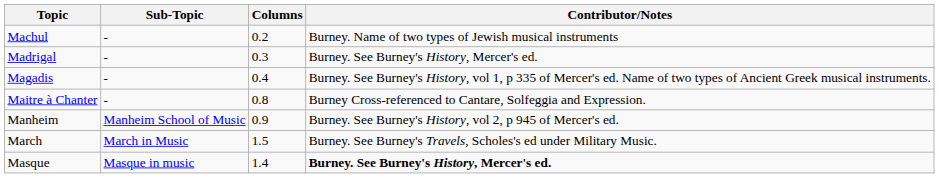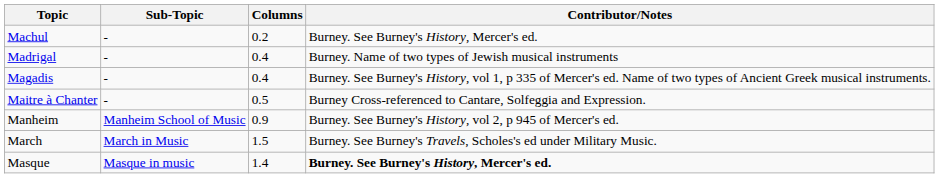(463, 36) Burney. Name of two types of Jewish musical instruments -> (423, 36) Burney. See Burney's History, Mercer's ed.
(260, 57) 0.3 -> (260, 57) 0.4
(423, 57) Burney. See Burney's History, Mercer's ed. -> (463, 57) Burney. Name of two types of Jewish musical instruments
(260, 99) 0.8 -> (260, 99) 0.5
